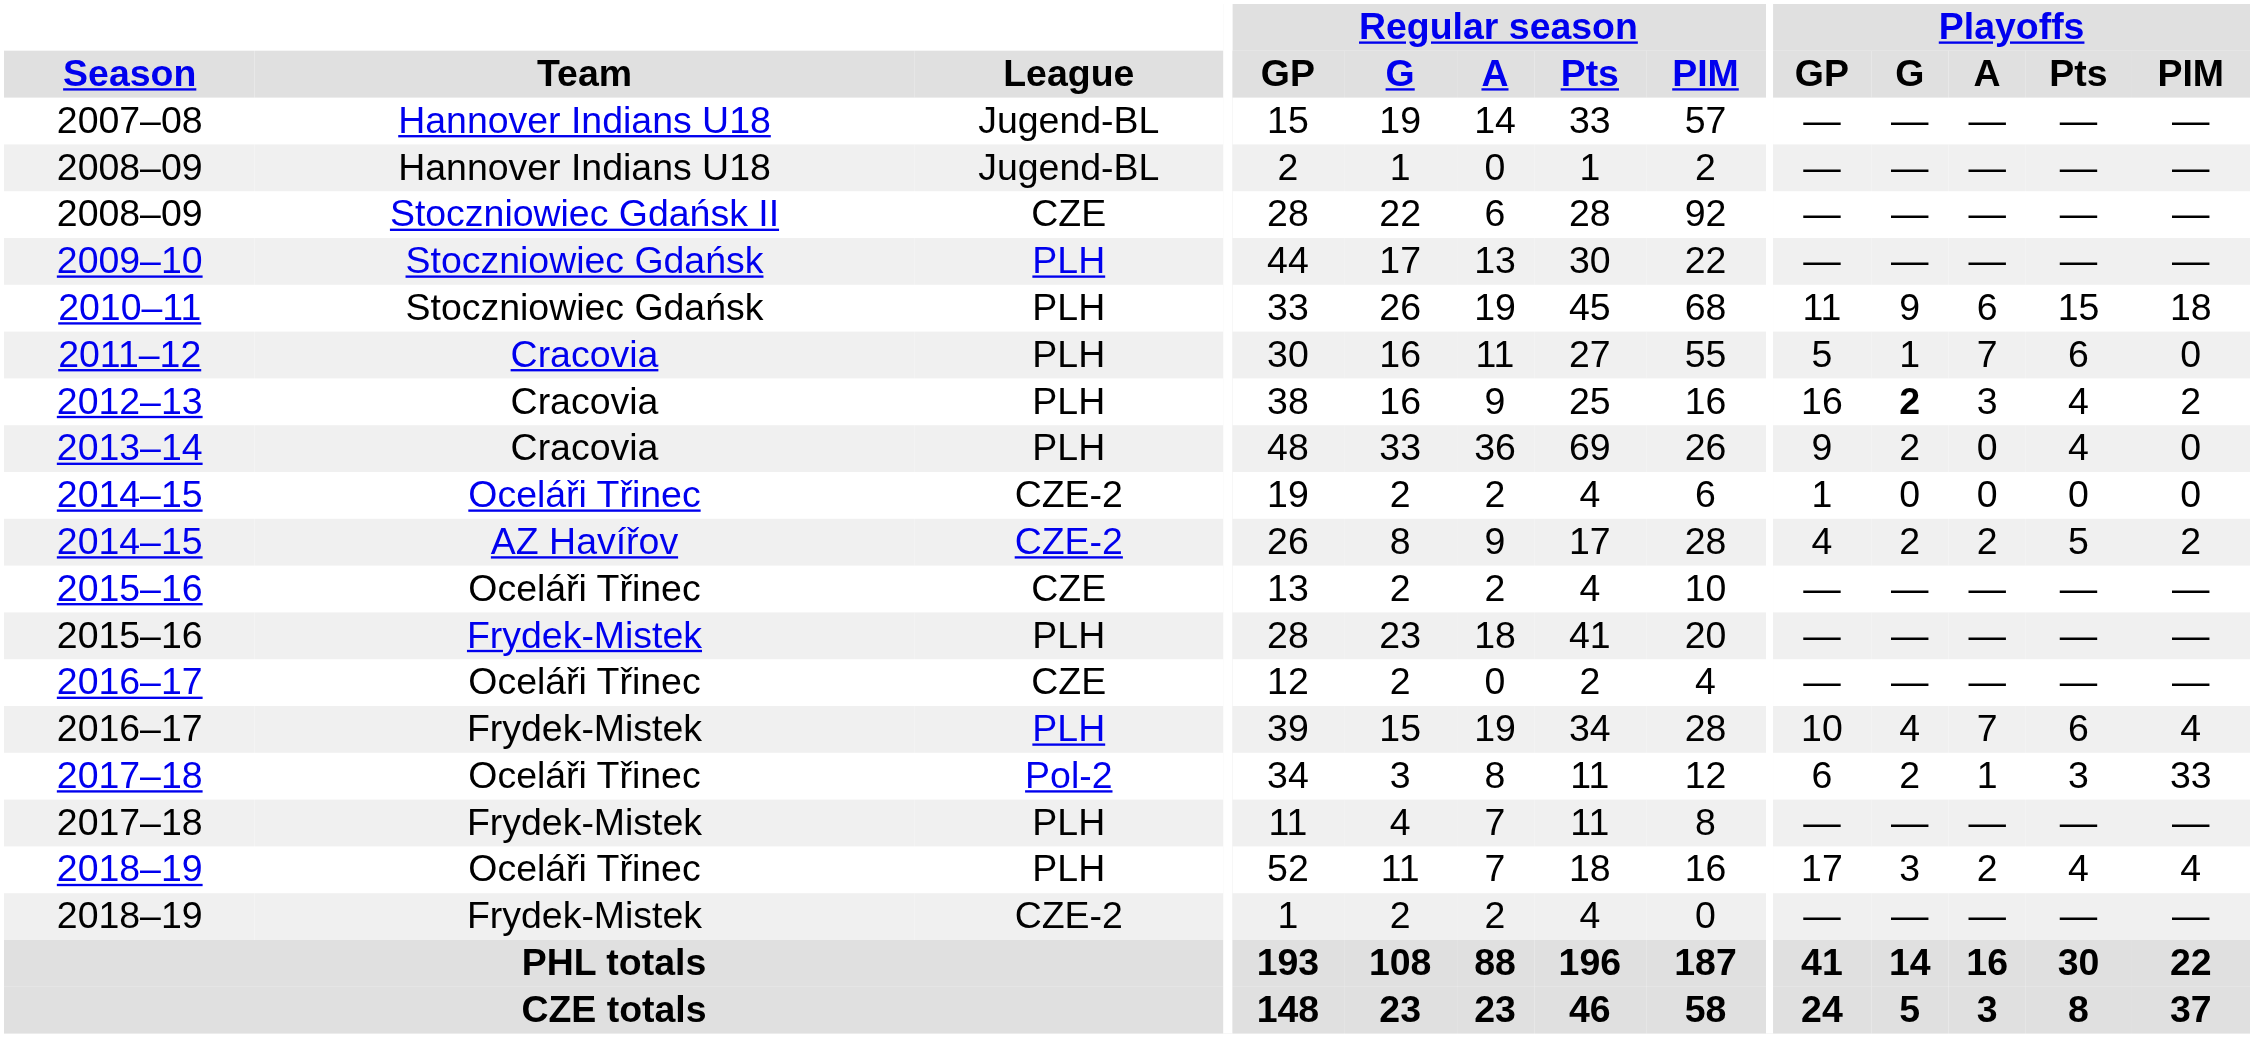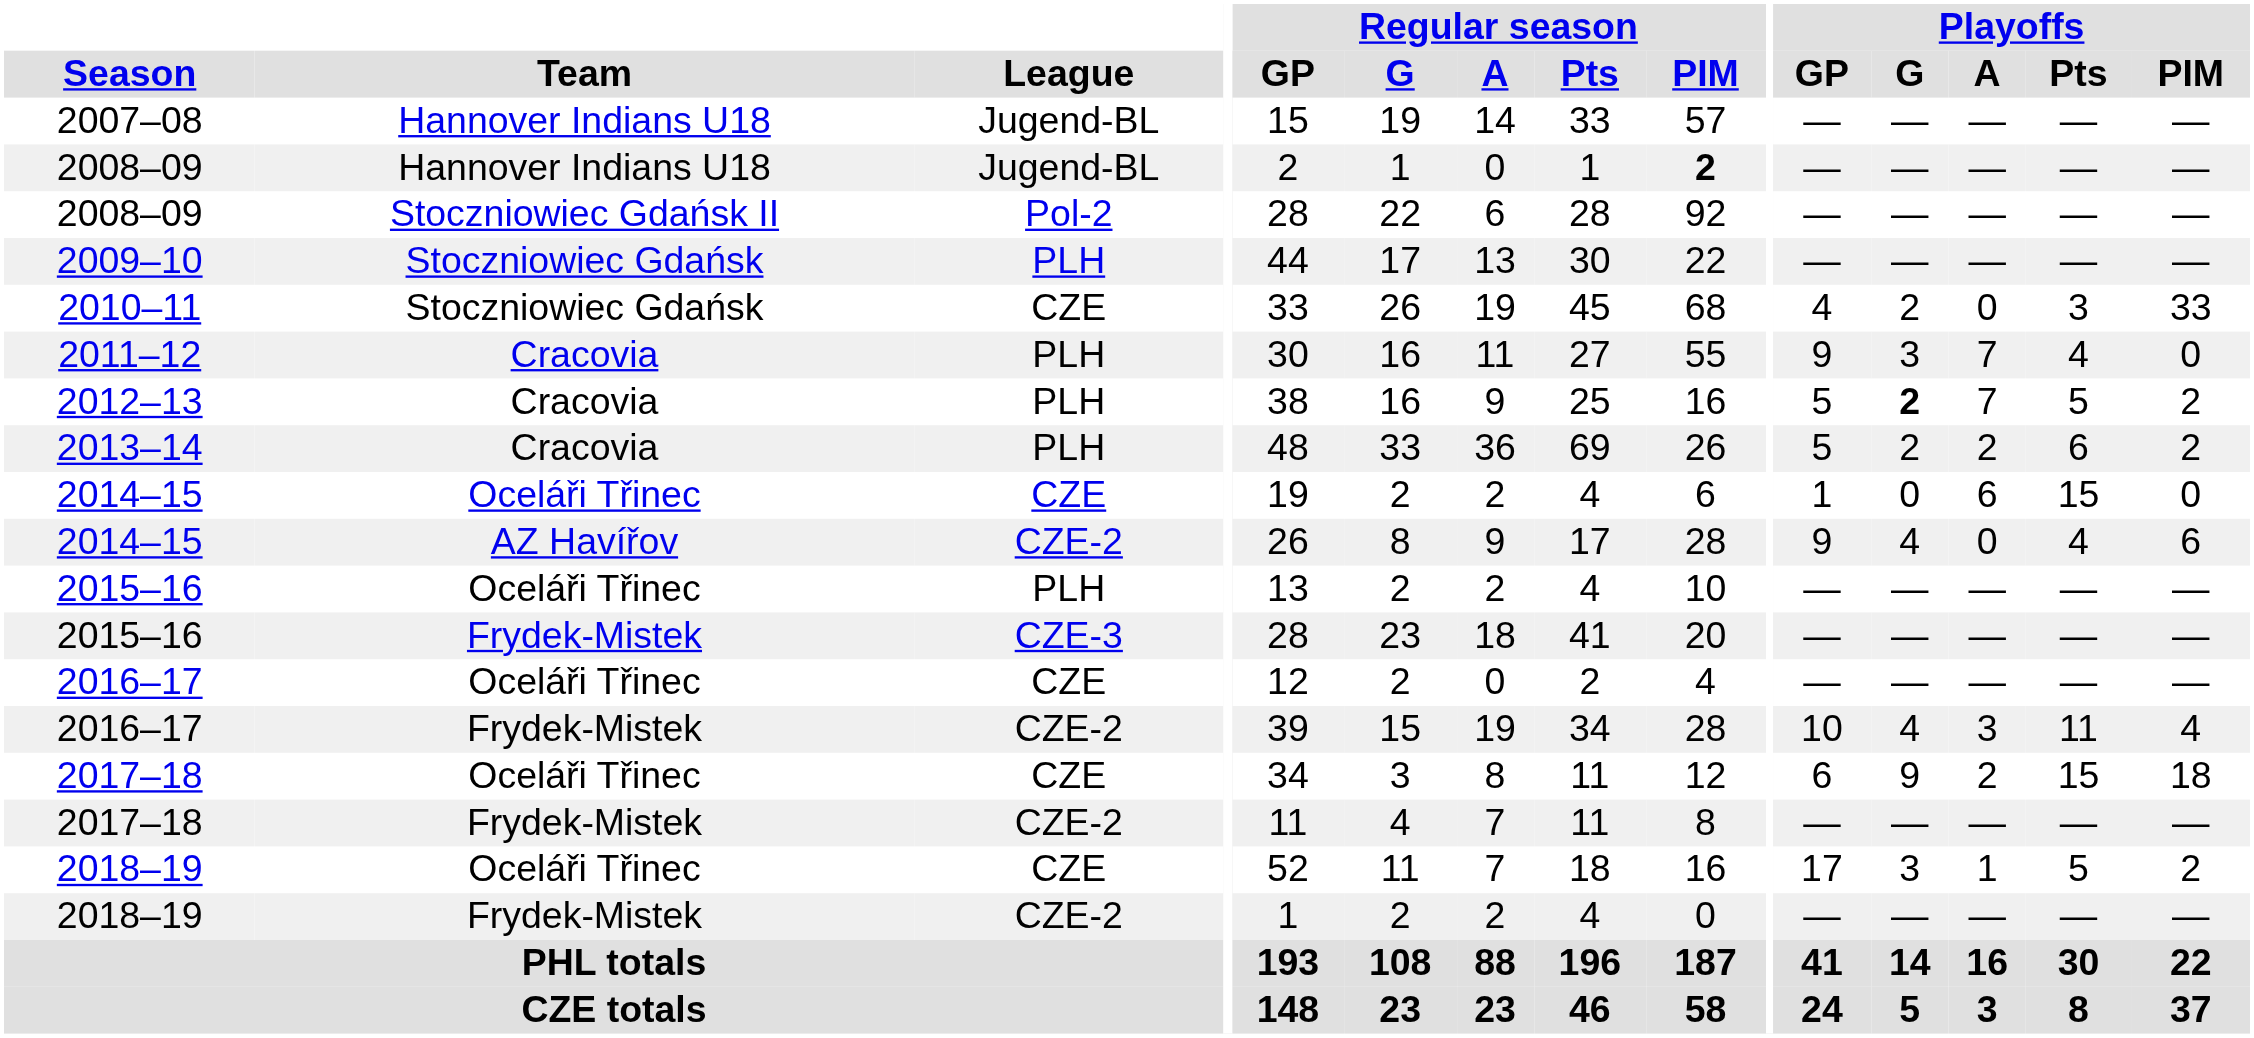(1705, 167) normal -> (1705, 167) bold
(1069, 213) CZE -> (1069, 213) Pol-2
(1069, 307) PLH -> (1069, 307) CZE
(1822, 307) 11 -> (1822, 307) 4
(1910, 307) 9 -> (1910, 307) 2
(1987, 307) 6 -> (1987, 307) 0
(2078, 307) 15 -> (2078, 307) 3
(2191, 307) 18 -> (2191, 307) 33
(1822, 354) 5 -> (1822, 354) 9
(1910, 354) 1 -> (1910, 354) 3
(2078, 354) 6 -> (2078, 354) 4
(1822, 401) 16 -> (1822, 401) 5
(1987, 401) 3 -> (1987, 401) 7
(2078, 401) 4 -> (2078, 401) 5
(1822, 447) 9 -> (1822, 447) 5
(1987, 447) 0 -> (1987, 447) 2
(2078, 447) 4 -> (2078, 447) 6
(2191, 447) 0 -> (2191, 447) 2
(1069, 494) CZE-2 -> (1069, 494) CZE
(1987, 494) 0 -> (1987, 494) 6
(2078, 494) 0 -> (2078, 494) 15
(1822, 541) 4 -> (1822, 541) 9
(1910, 541) 2 -> (1910, 541) 4
(1987, 541) 2 -> (1987, 541) 0
(2078, 541) 5 -> (2078, 541) 4
(2191, 541) 2 -> (2191, 541) 6
(1069, 588) CZE -> (1069, 588) PLH
(1069, 635) PLH -> (1069, 635) CZE-3
(1069, 728) PLH -> (1069, 728) CZE-2
(1987, 728) 7 -> (1987, 728) 3
(2078, 728) 6 -> (2078, 728) 11
(1069, 775) Pol-2 -> (1069, 775) CZE
(1910, 775) 2 -> (1910, 775) 9
(1987, 775) 1 -> (1987, 775) 2
(2078, 775) 3 -> (2078, 775) 15
(2191, 775) 33 -> (2191, 775) 18
(1069, 822) PLH -> (1069, 822) CZE-2
(1069, 869) PLH -> (1069, 869) CZE
(1987, 869) 2 -> (1987, 869) 1
(2078, 869) 4 -> (2078, 869) 5
(2191, 869) 4 -> (2191, 869) 2
